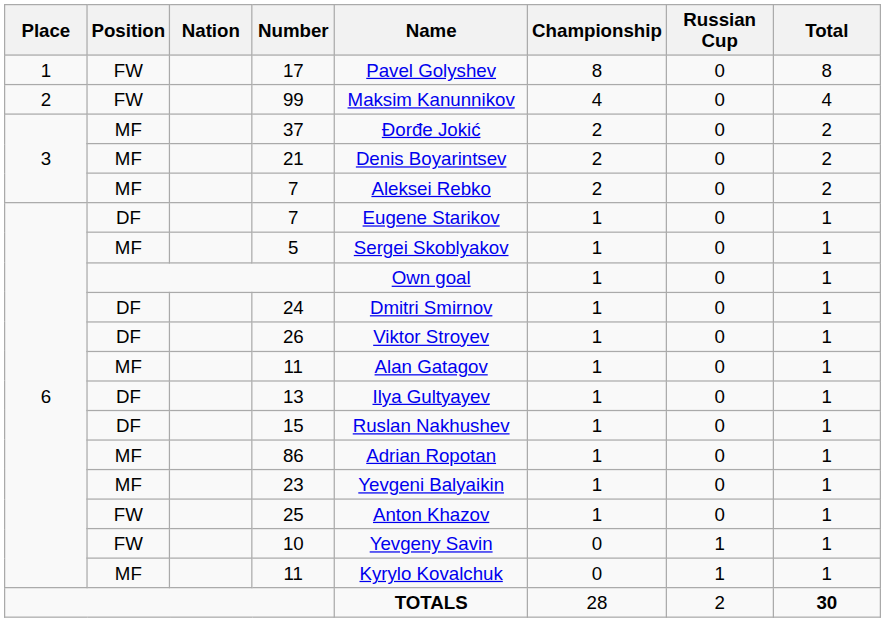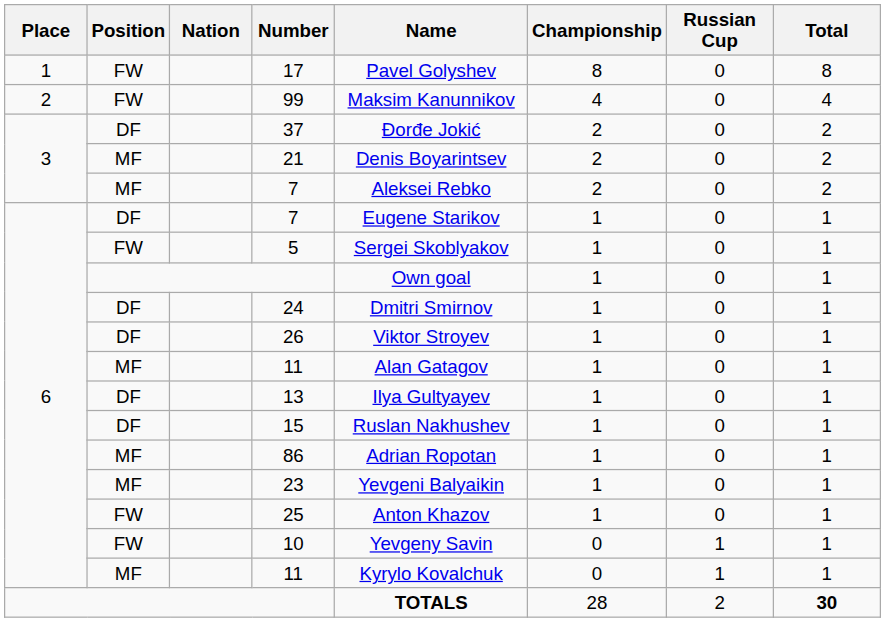(128, 129) MF -> (128, 129) DF
(128, 248) MF -> (128, 248) FW
